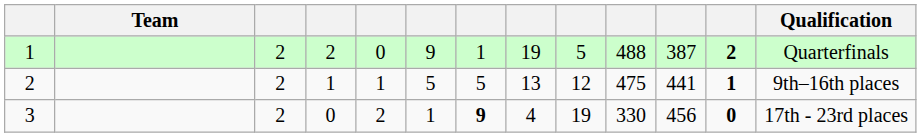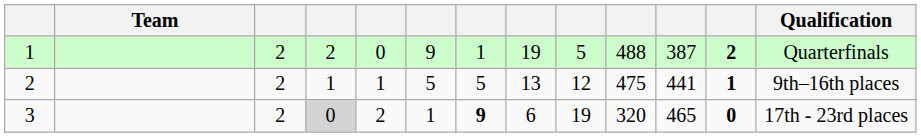(330, 115) no background -> (330, 115) lightgrey background
(531, 115) 4 -> (531, 115) 6
(631, 115) 330 -> (631, 115) 320
(681, 115) 456 -> (681, 115) 465
